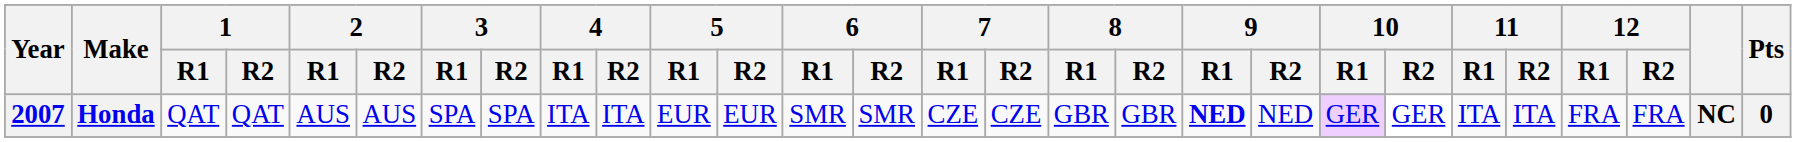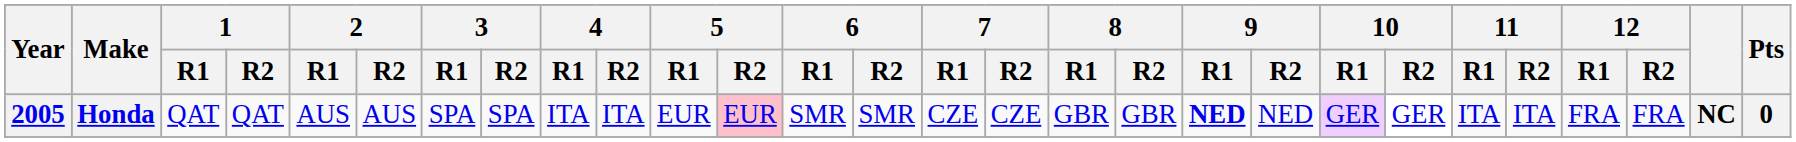(38, 115) 2007 -> (38, 115) 2005
(750, 115) no background -> (750, 115) pink background
